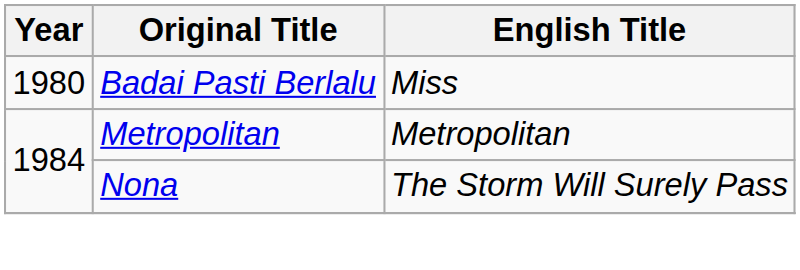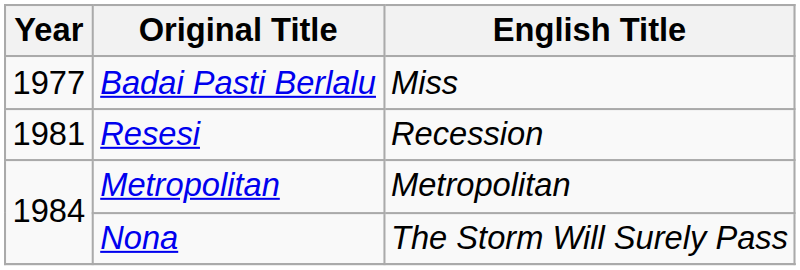(49, 82) 1980 -> (49, 82) 1977
+ row: (150, 133)
